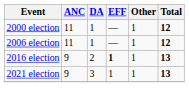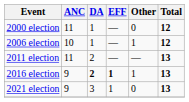(134, 27) 1 -> (134, 27) 0
(69, 43) 11 -> (69, 43) 10
+ row: (33, 58)
(92, 58) normal -> (92, 74) bold
(134, 74) 1 -> (134, 89) 0
